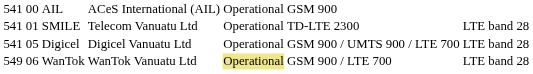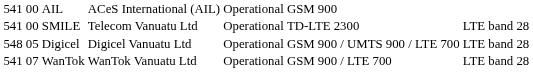(32, 26) 01 -> (32, 26) 00
(13, 43) 541 -> (13, 43) 548
(13, 61) 549 -> (13, 61) 541
(32, 61) 06 -> (32, 61) 07
(254, 61) khaki background -> (254, 61) no background
